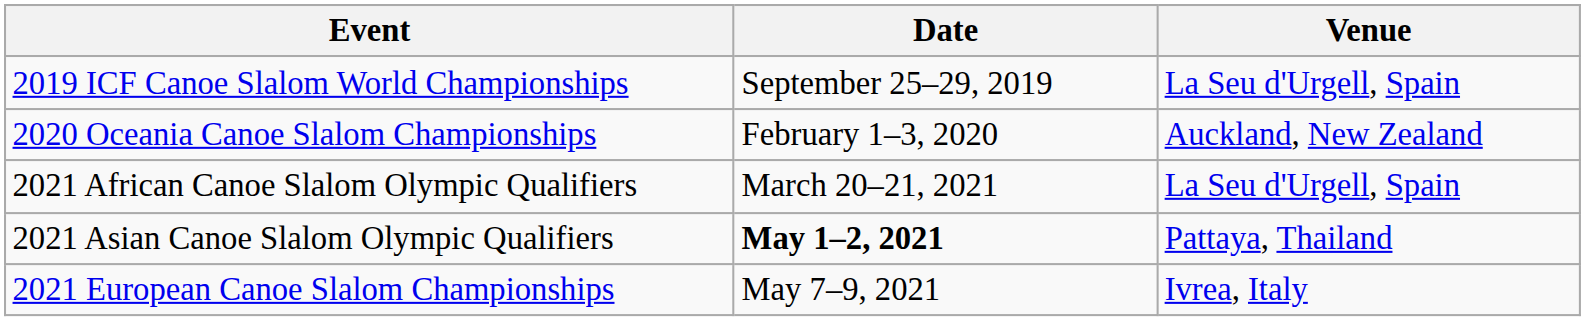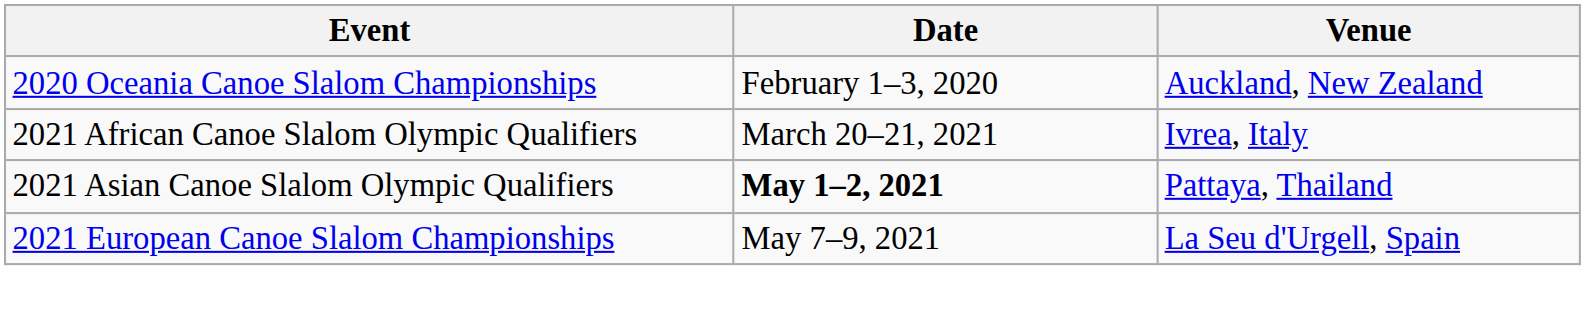- row: (321, 82)
(1312, 185) La Seu d'Urgell, Spain -> (1236, 133) Ivrea, Italy
(1236, 289) Ivrea, Italy -> (1312, 237) La Seu d'Urgell, Spain
